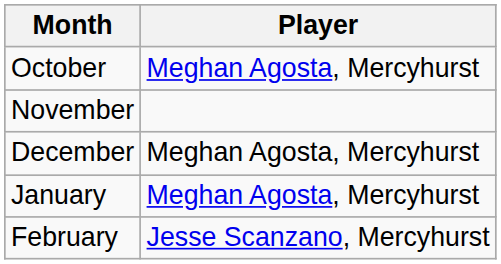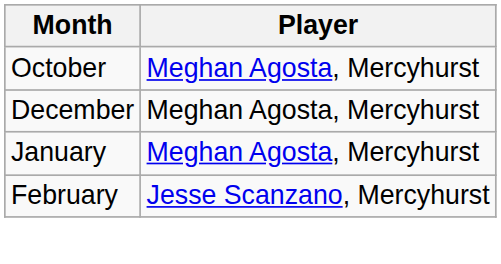- row: (73, 110)
